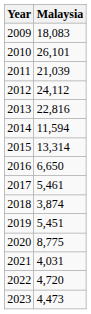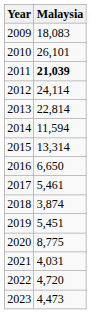(53, 71) normal -> (53, 71) bold
(53, 90) 24,112 -> (53, 90) 24,114
(53, 109) 22,816 -> (53, 109) 22,814
